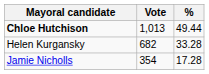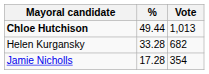columns swapped: (155, 12) <-> (189, 12)
